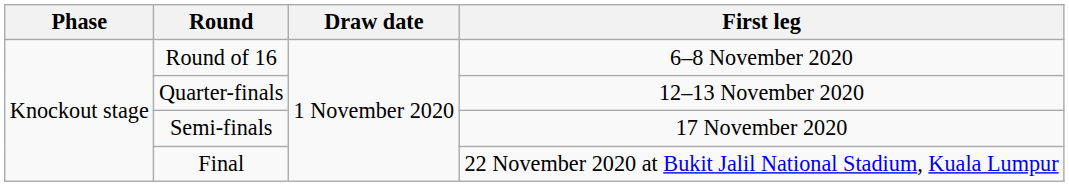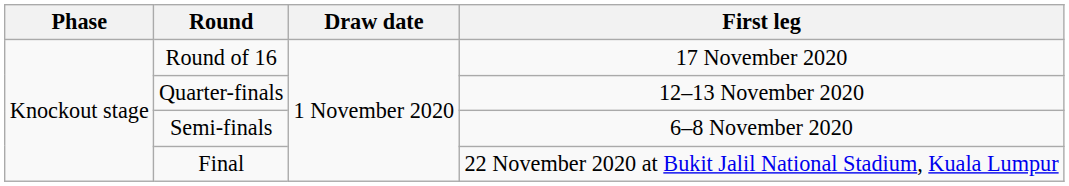(762, 57) 6–8 November 2020 -> (762, 57) 17 November 2020
(762, 127) 17 November 2020 -> (762, 127) 6–8 November 2020
